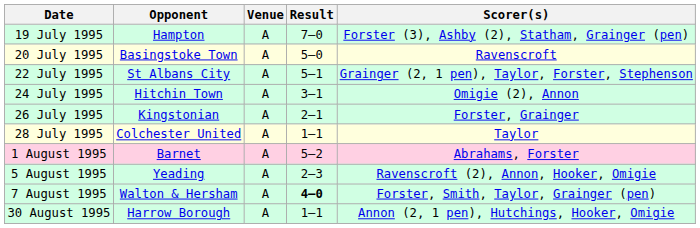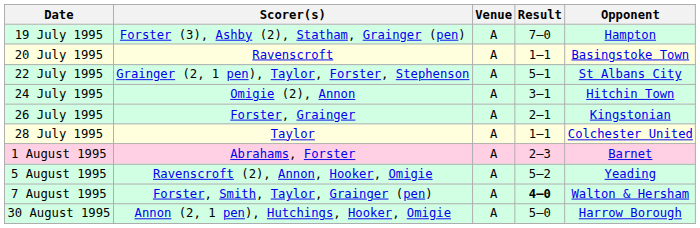columns swapped: (179, 14) <-> (516, 14)
(312, 54) 5–0 -> (540, 54) 1–1
(312, 154) 5–2 -> (540, 154) 2–3
(312, 174) 2–3 -> (540, 174) 5–2
(312, 214) 1–1 -> (540, 214) 5–0
